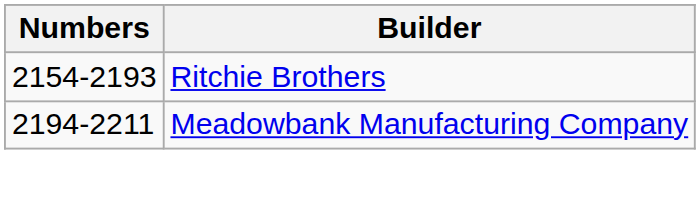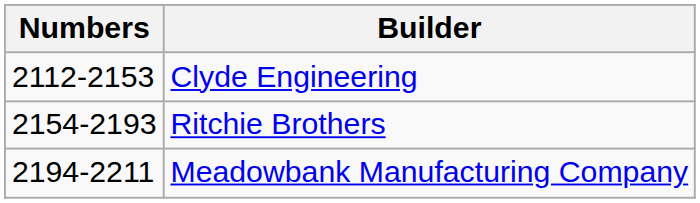+ row: (294, 76)
